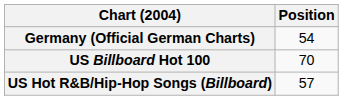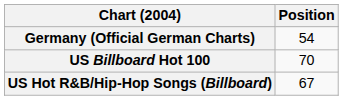(307, 83) 57 -> (307, 83) 67
